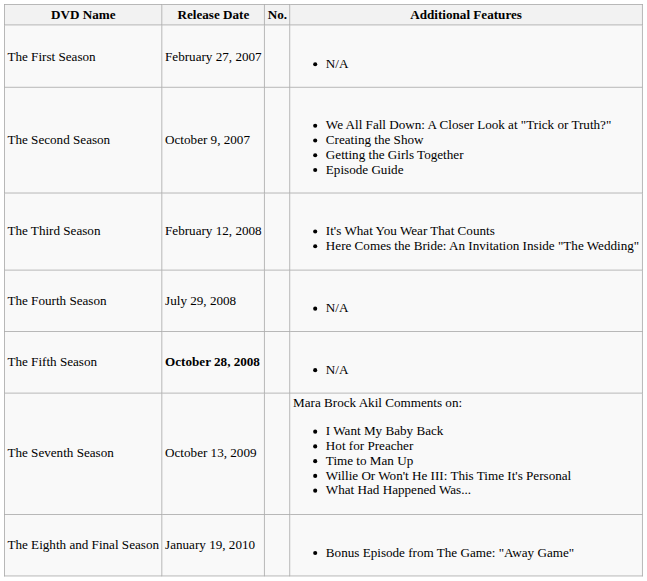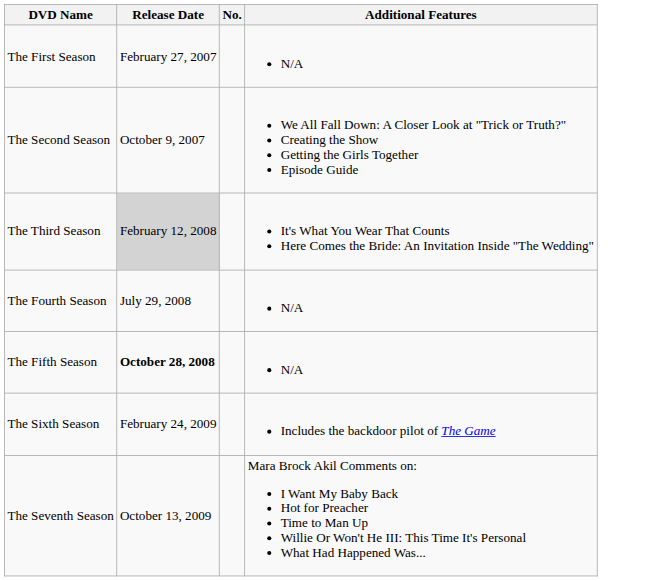(213, 231) no background -> (168, 231) lightgrey background
+ row: (53, 424)
- row: (83, 545)
